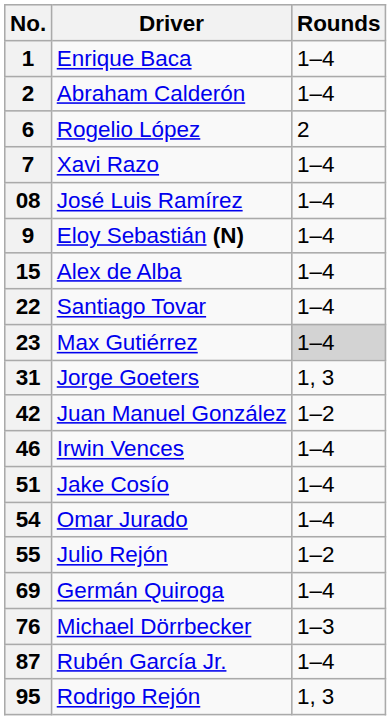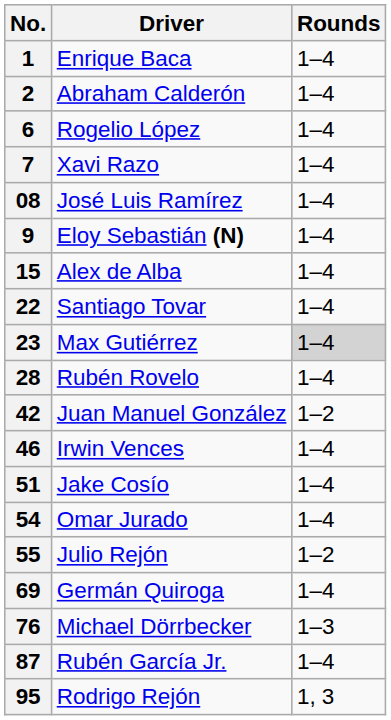(303, 129) 2 -> (316, 129) 1–4
+ row: (128, 378)
- row: (128, 378)
